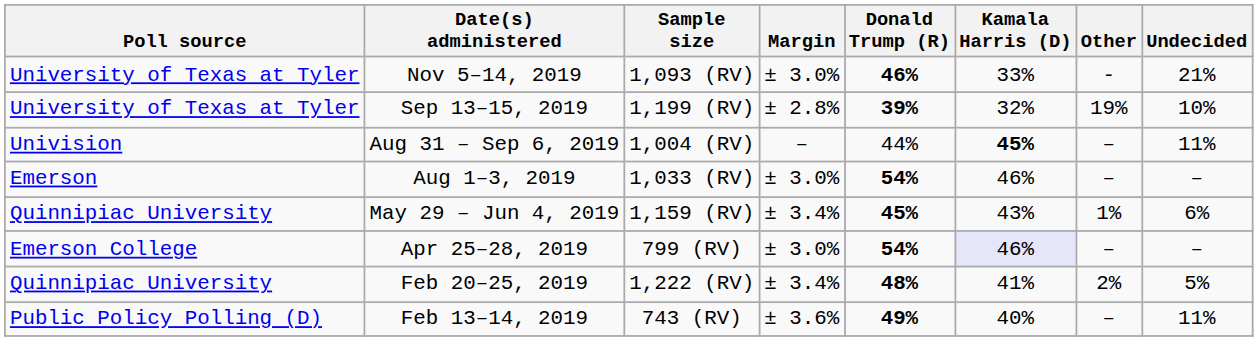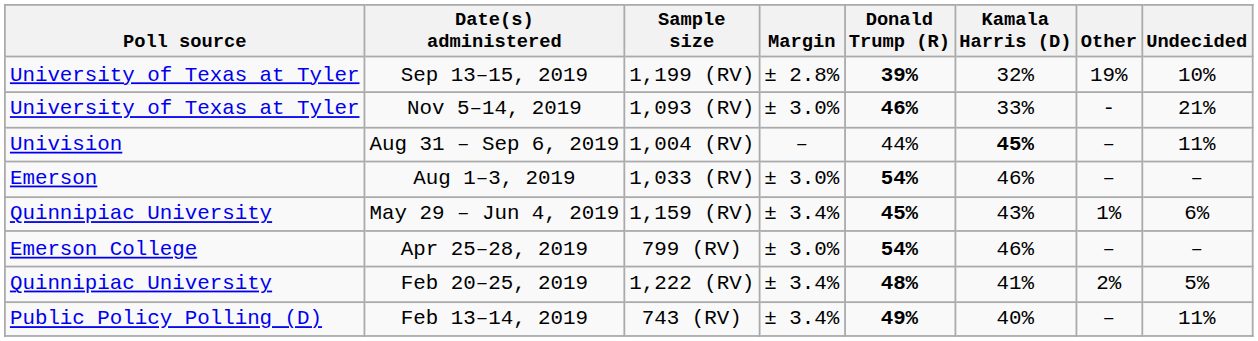rows swapped: (494, 74) <-> (494, 109)
(1015, 249) lavender background -> (1015, 249) no background
(802, 319) ± 3.6% -> (802, 319) ± 3.4%
